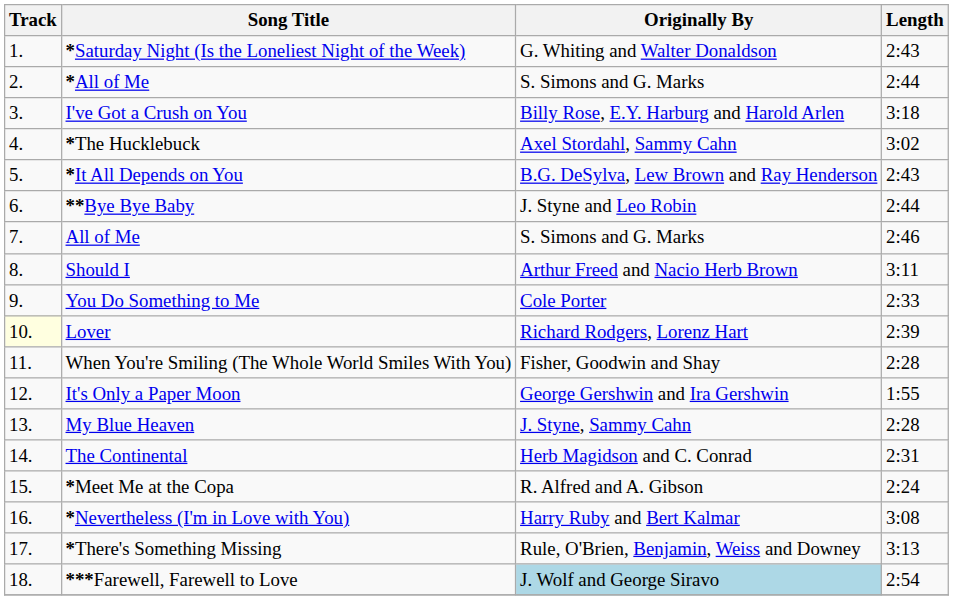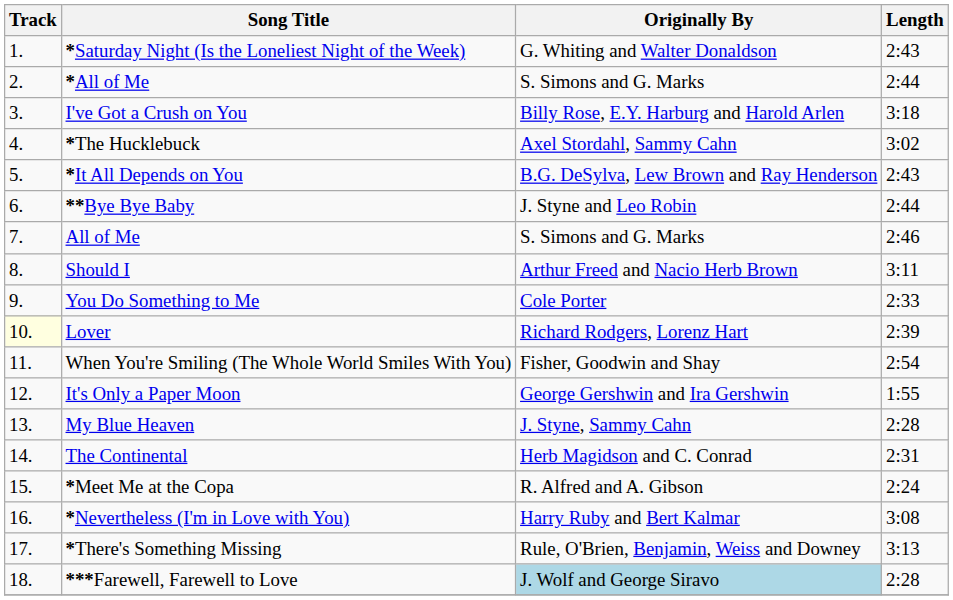(903, 362) 2:28 -> (903, 362) 2:54
(903, 579) 2:54 -> (903, 579) 2:28
